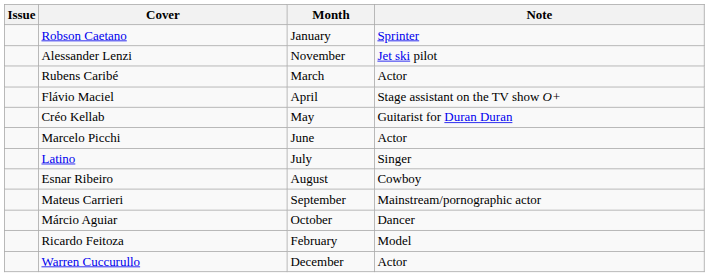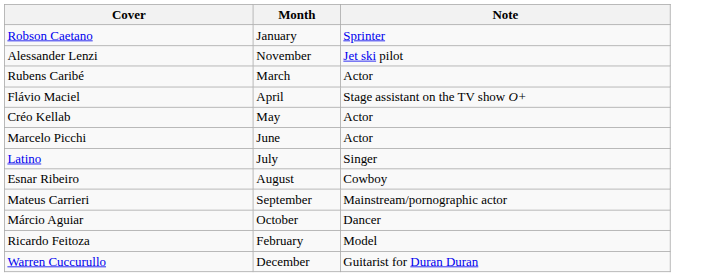- column: (21, 14)
(445, 117) Guitarist for Duran Duran -> (358, 117) Actor
(392, 261) Actor -> (411, 261) Guitarist for Duran Duran
